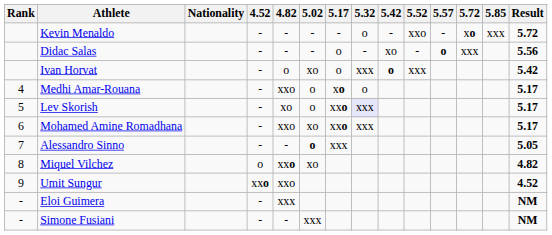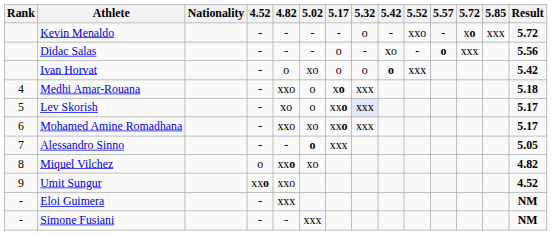(365, 70) xxx -> (365, 70) o
(365, 88) o -> (365, 88) xxx
(528, 88) 5.17 -> (528, 88) 5.18
